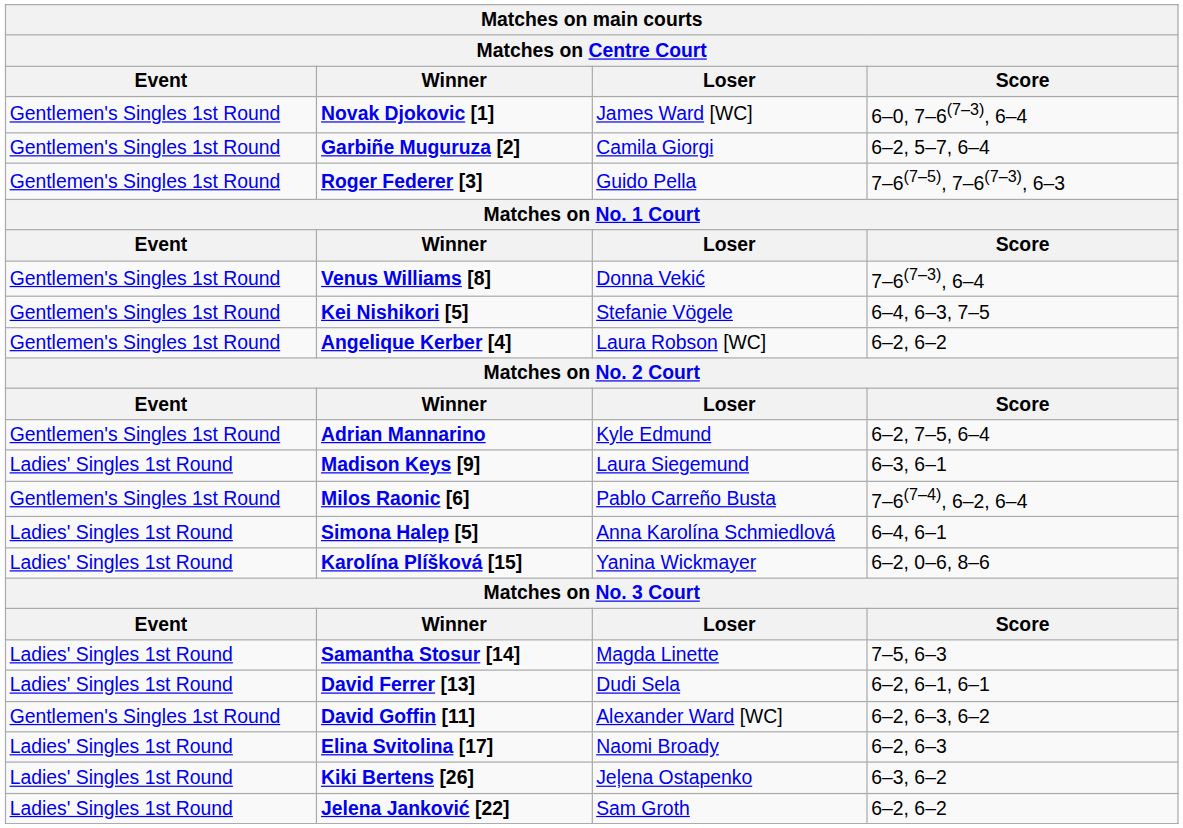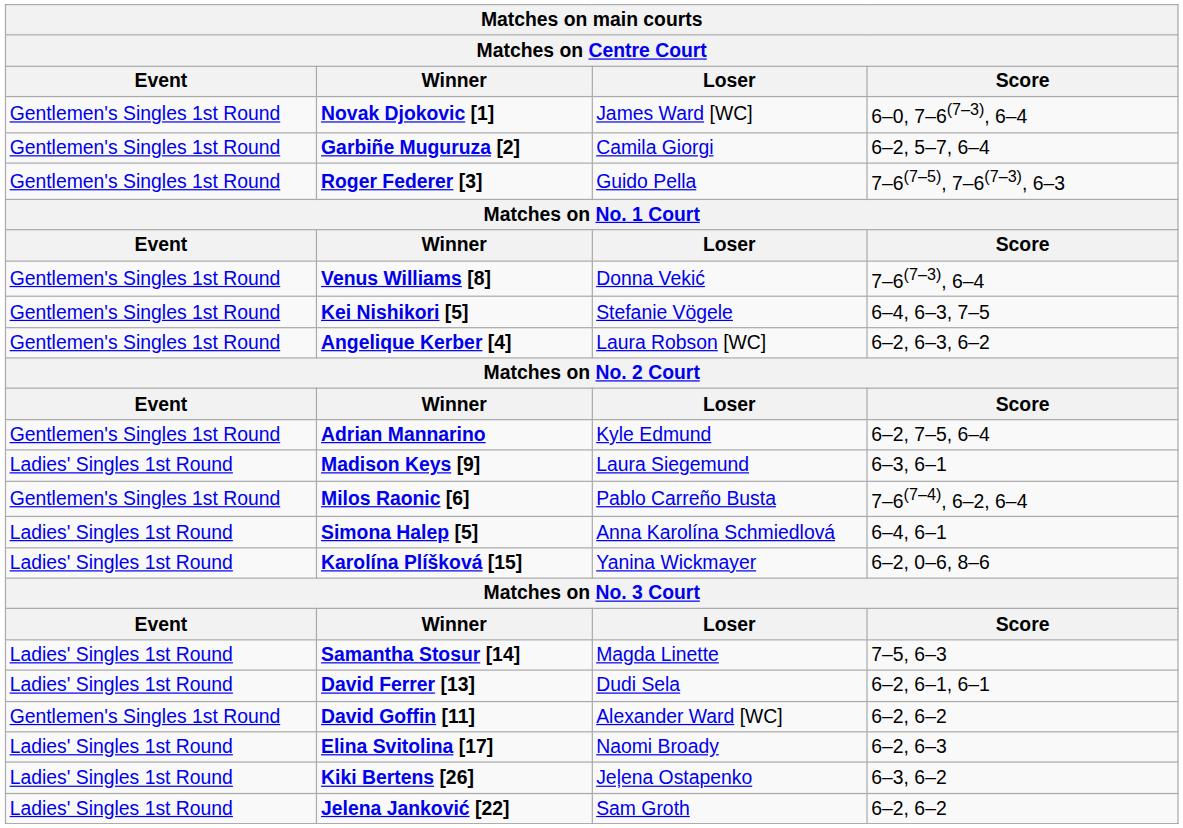(909, 342) 6–2, 6–2 -> (931, 342) 6–2, 6–3, 6–2
(931, 716) 6–2, 6–3, 6–2 -> (909, 716) 6–2, 6–2
